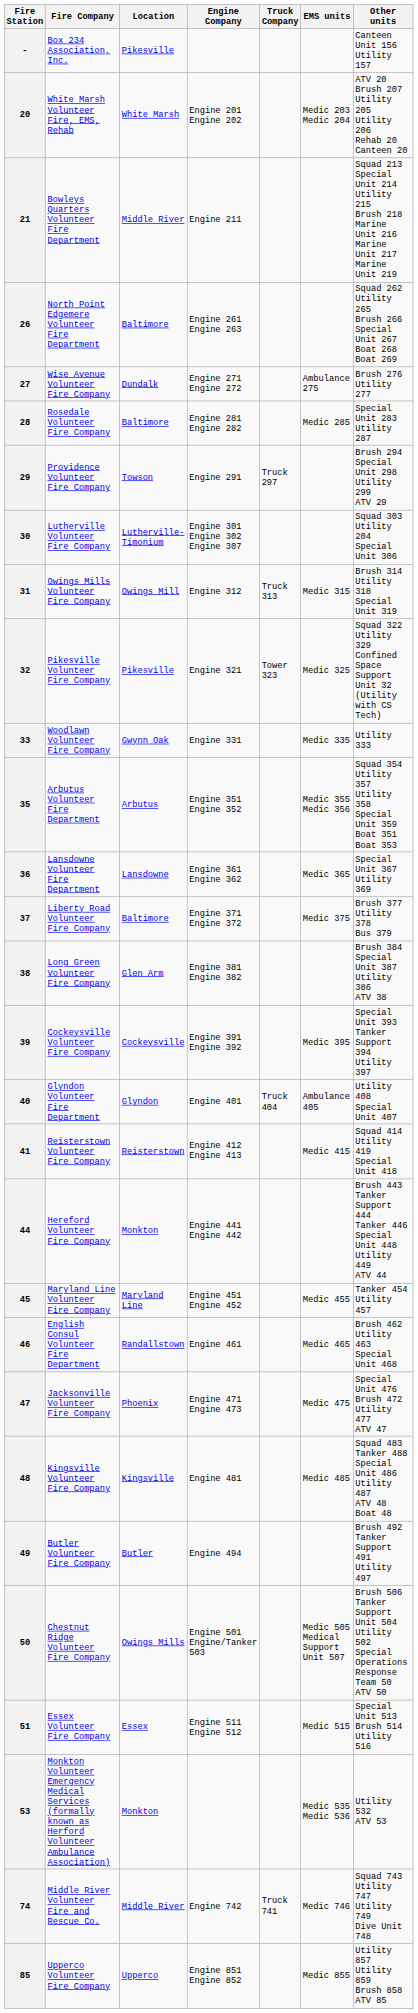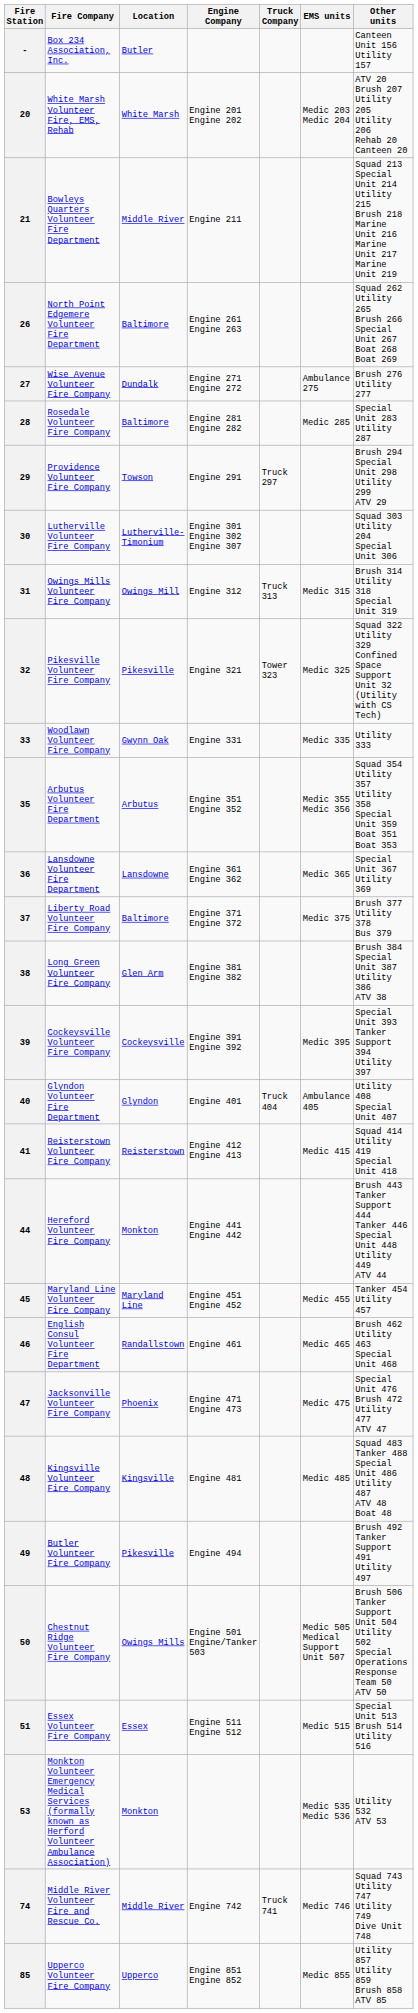(148, 51) Pikesville -> (137, 51) Butler
(137, 1553) Butler -> (148, 1553) Pikesville
